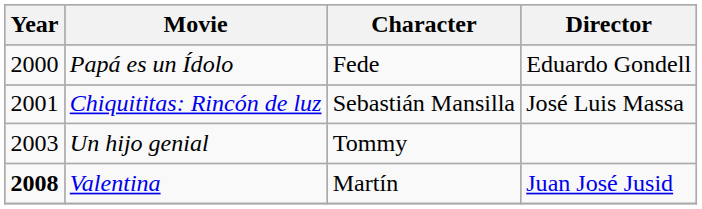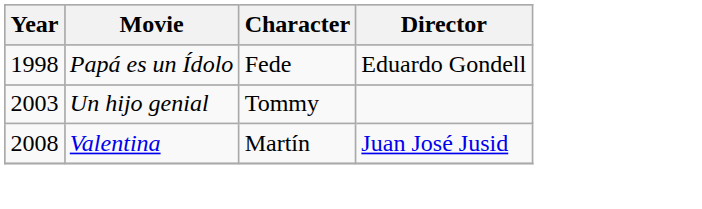(35, 64) 2000 -> (35, 64) 1998
- row: (196, 104)
(35, 183) bold -> (35, 143) normal
